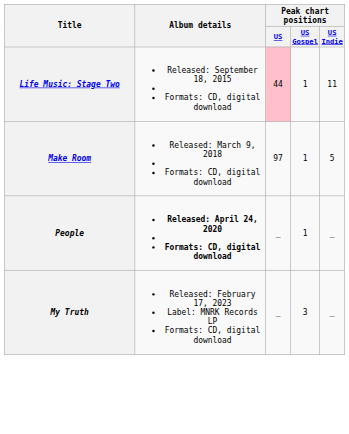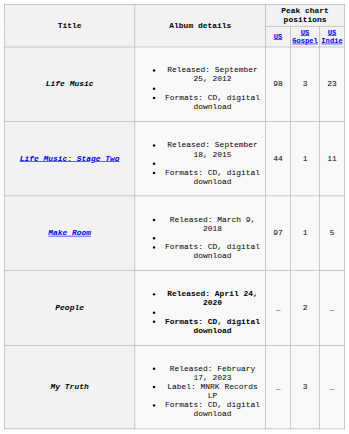+ row: (70, 84)
(278, 84) pink background -> (278, 159) no background
(305, 233) 1 -> (305, 308) 2
